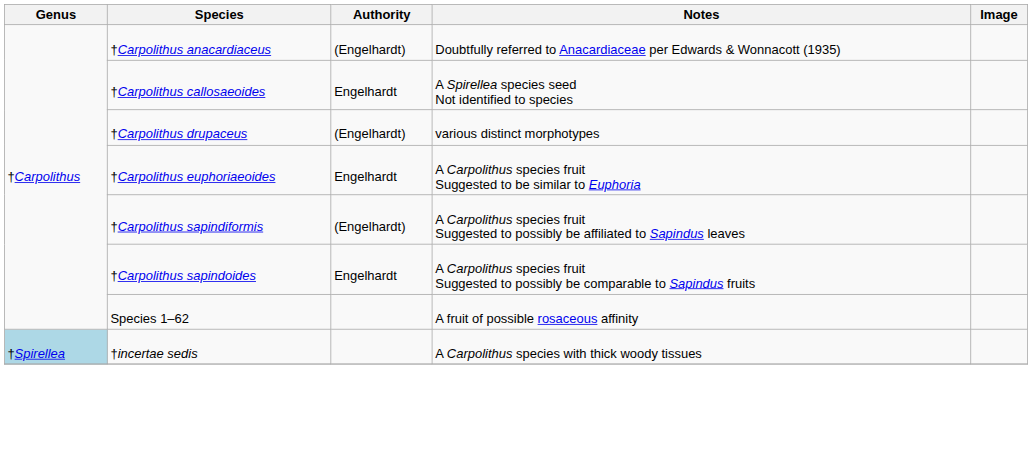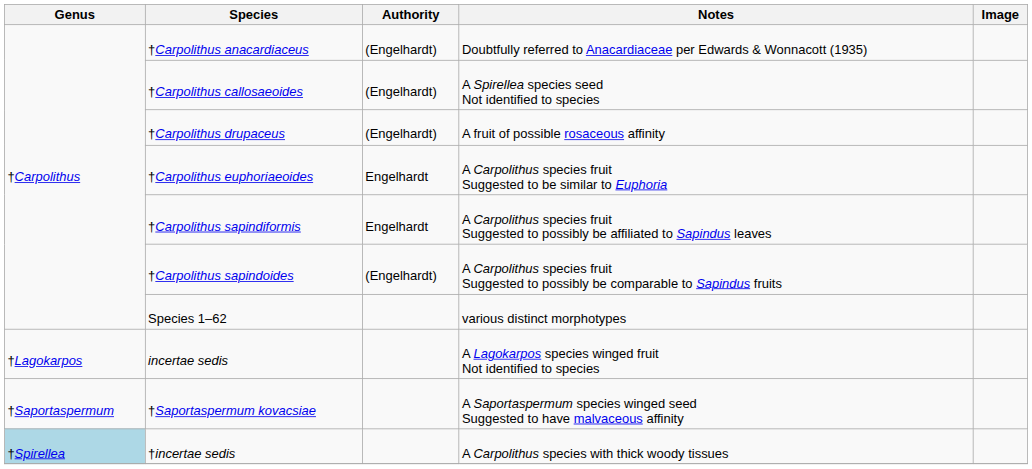(366, 92) Engelhardt -> (401, 92) (Engelhardt)
(517, 134) various distinct morphotypes -> (563, 134) A fruit of possible rosaceous affinity
(370, 226) (Engelhardt) -> (397, 226) Engelhardt
(366, 276) Engelhardt -> (401, 276) (Engelhardt)
(537, 319) A fruit of possible rosaceous affinity -> (544, 319) various distinct morphotypes
+ row: (188, 361)
+ row: (232, 411)
